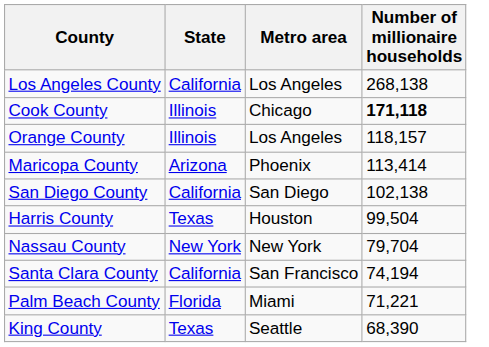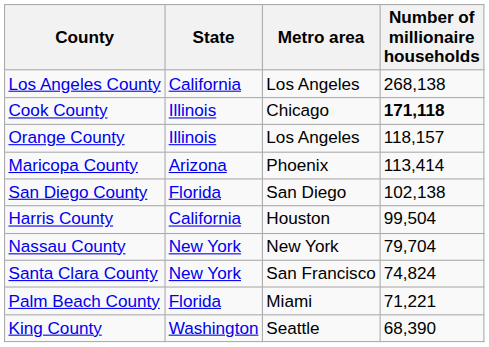(205, 192) California -> (195, 192) Florida
(191, 219) Texas -> (205, 219) California
(205, 273) California -> (205, 273) New York
(392, 273) 74,194 -> (410, 273) 74,824
(191, 328) Texas -> (214, 328) Washington
